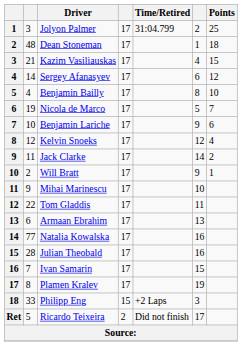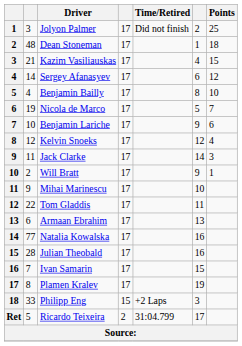(154, 28) 31:04.799 -> (162, 28) Did not finish
(211, 157) 2 -> (211, 157) 3
(162, 317) Did not finish -> (154, 317) 31:04.799
